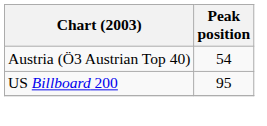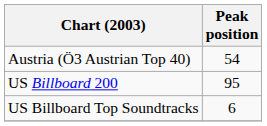+ row: (103, 108)
